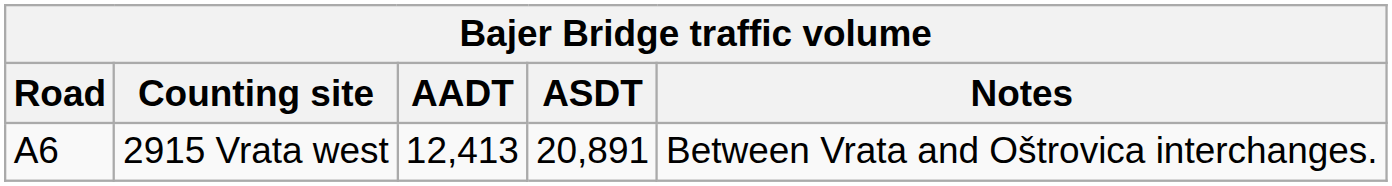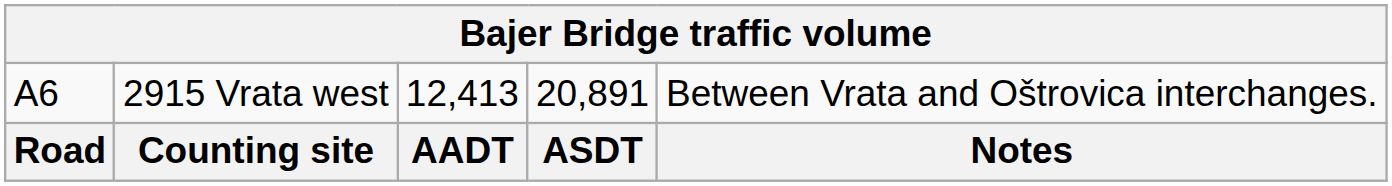rows swapped: (60, 92) <-> (36, 151)
